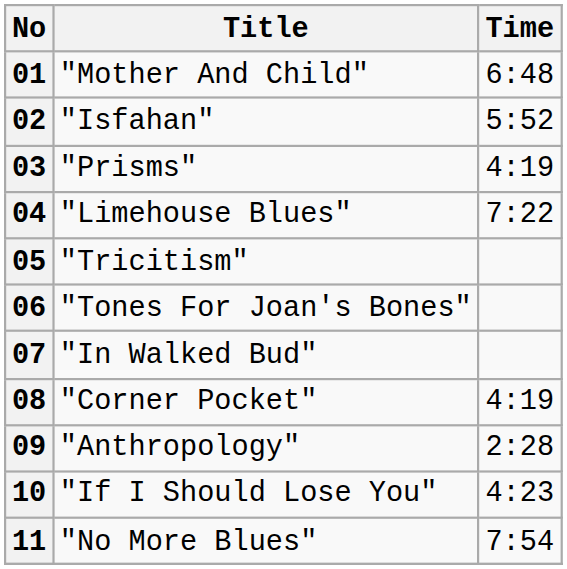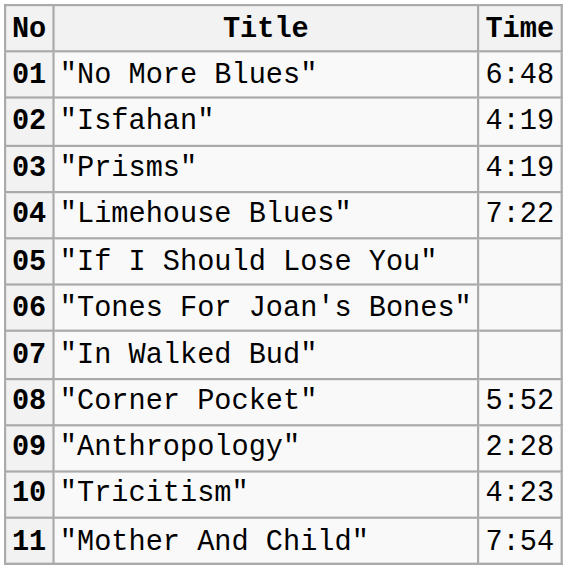(214, 75) "Mother And Child" -> (189, 75) "No More Blues"
(520, 122) 5:52 -> (520, 122) 4:19
(154, 261) "Tricitism" -> (249, 261) "If I Should Lose You"
(520, 401) 4:19 -> (520, 401) 5:52
(249, 495) "If I Should Lose You" -> (154, 495) "Tricitism"
(189, 541) "No More Blues" -> (214, 541) "Mother And Child"
